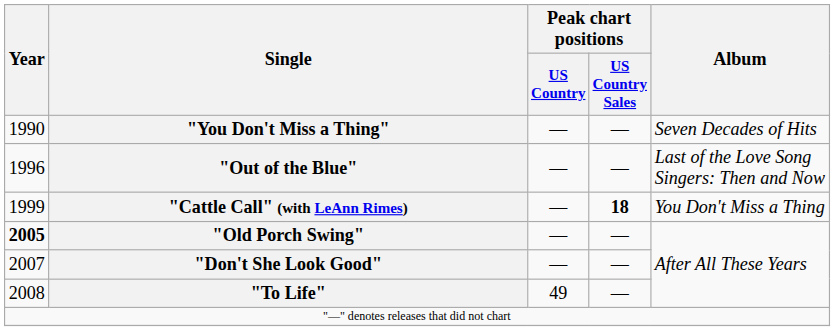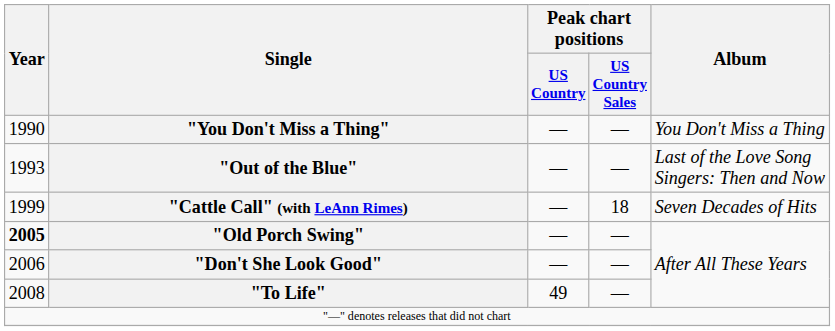(736, 129) Seven Decades of Hits -> (740, 129) You Don't Miss a Thing
(27, 168) 1996 -> (27, 168) 1993
(620, 206) bold -> (620, 206) normal
(740, 206) You Don't Miss a Thing -> (736, 206) Seven Decades of Hits
(27, 264) 2007 -> (27, 264) 2006
